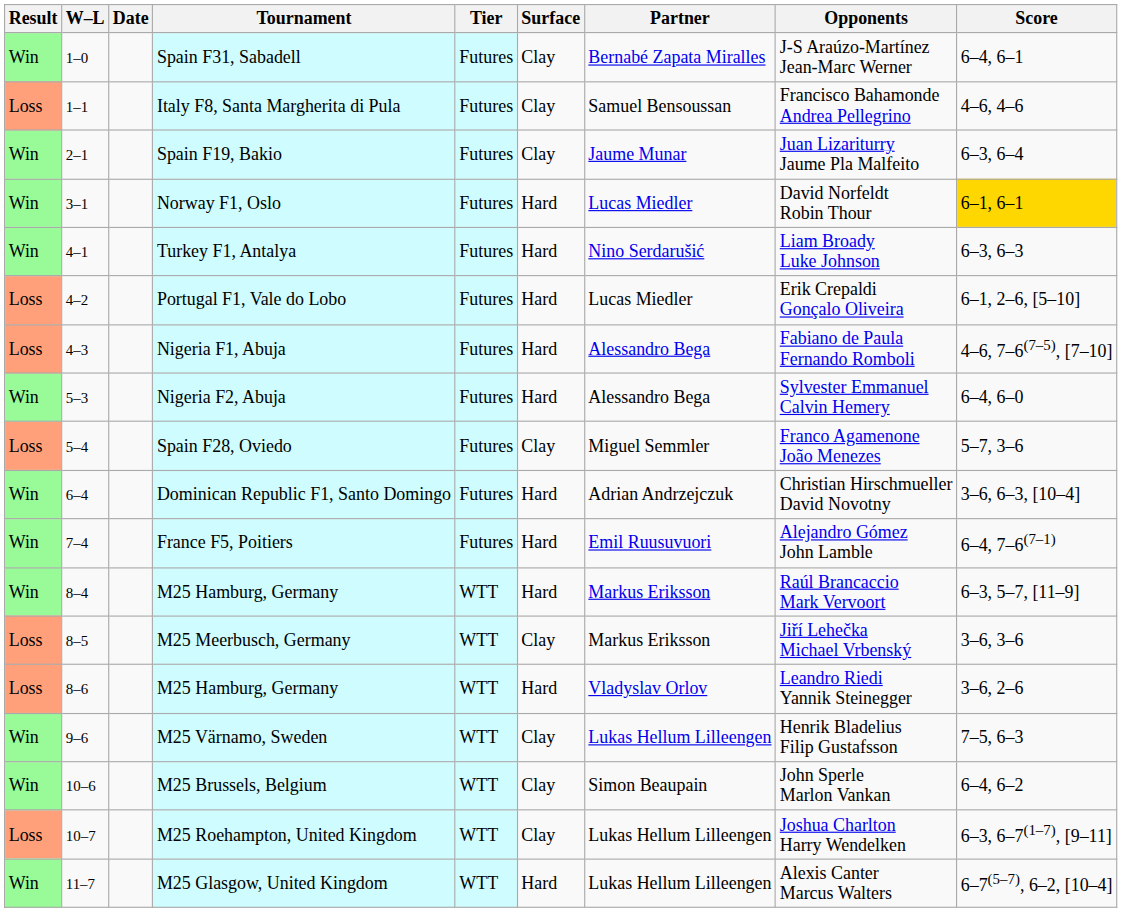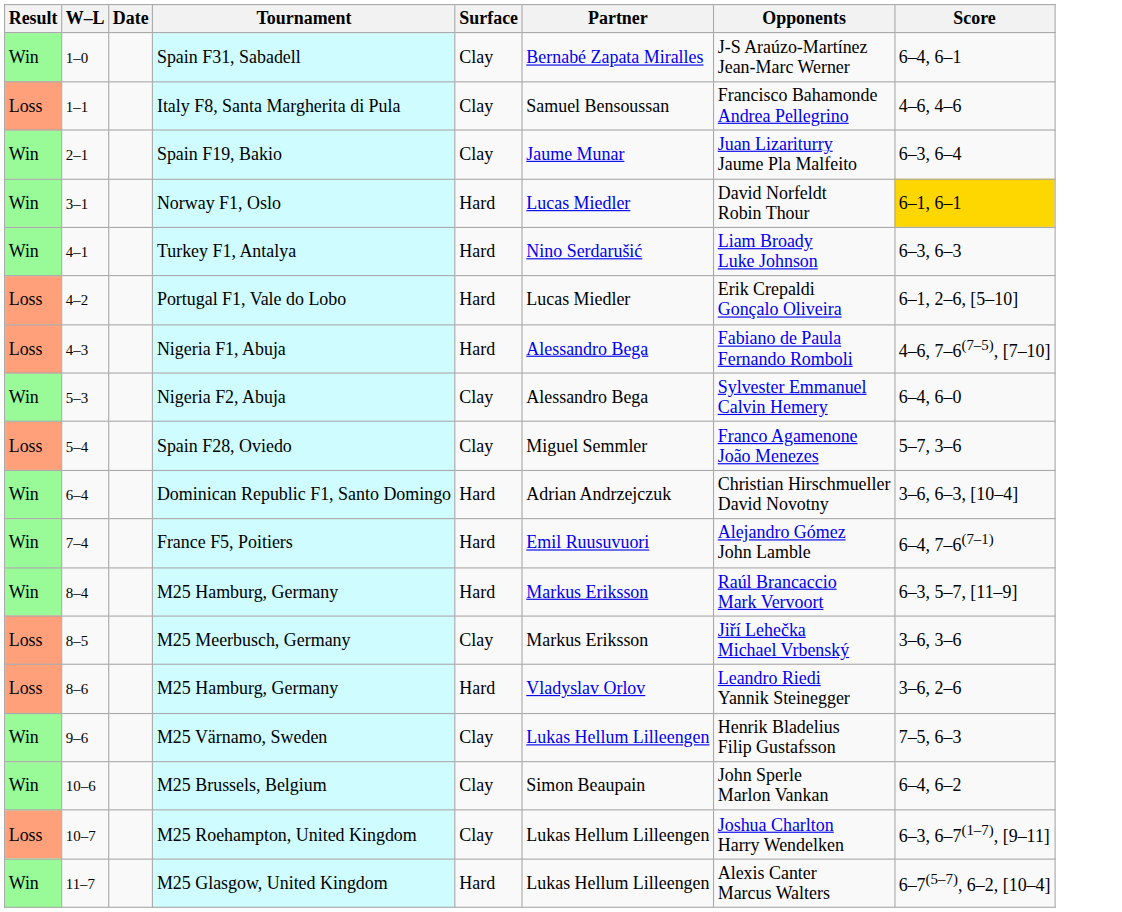- column: (486, 18)
(539, 397) Hard -> (476, 397) Clay
